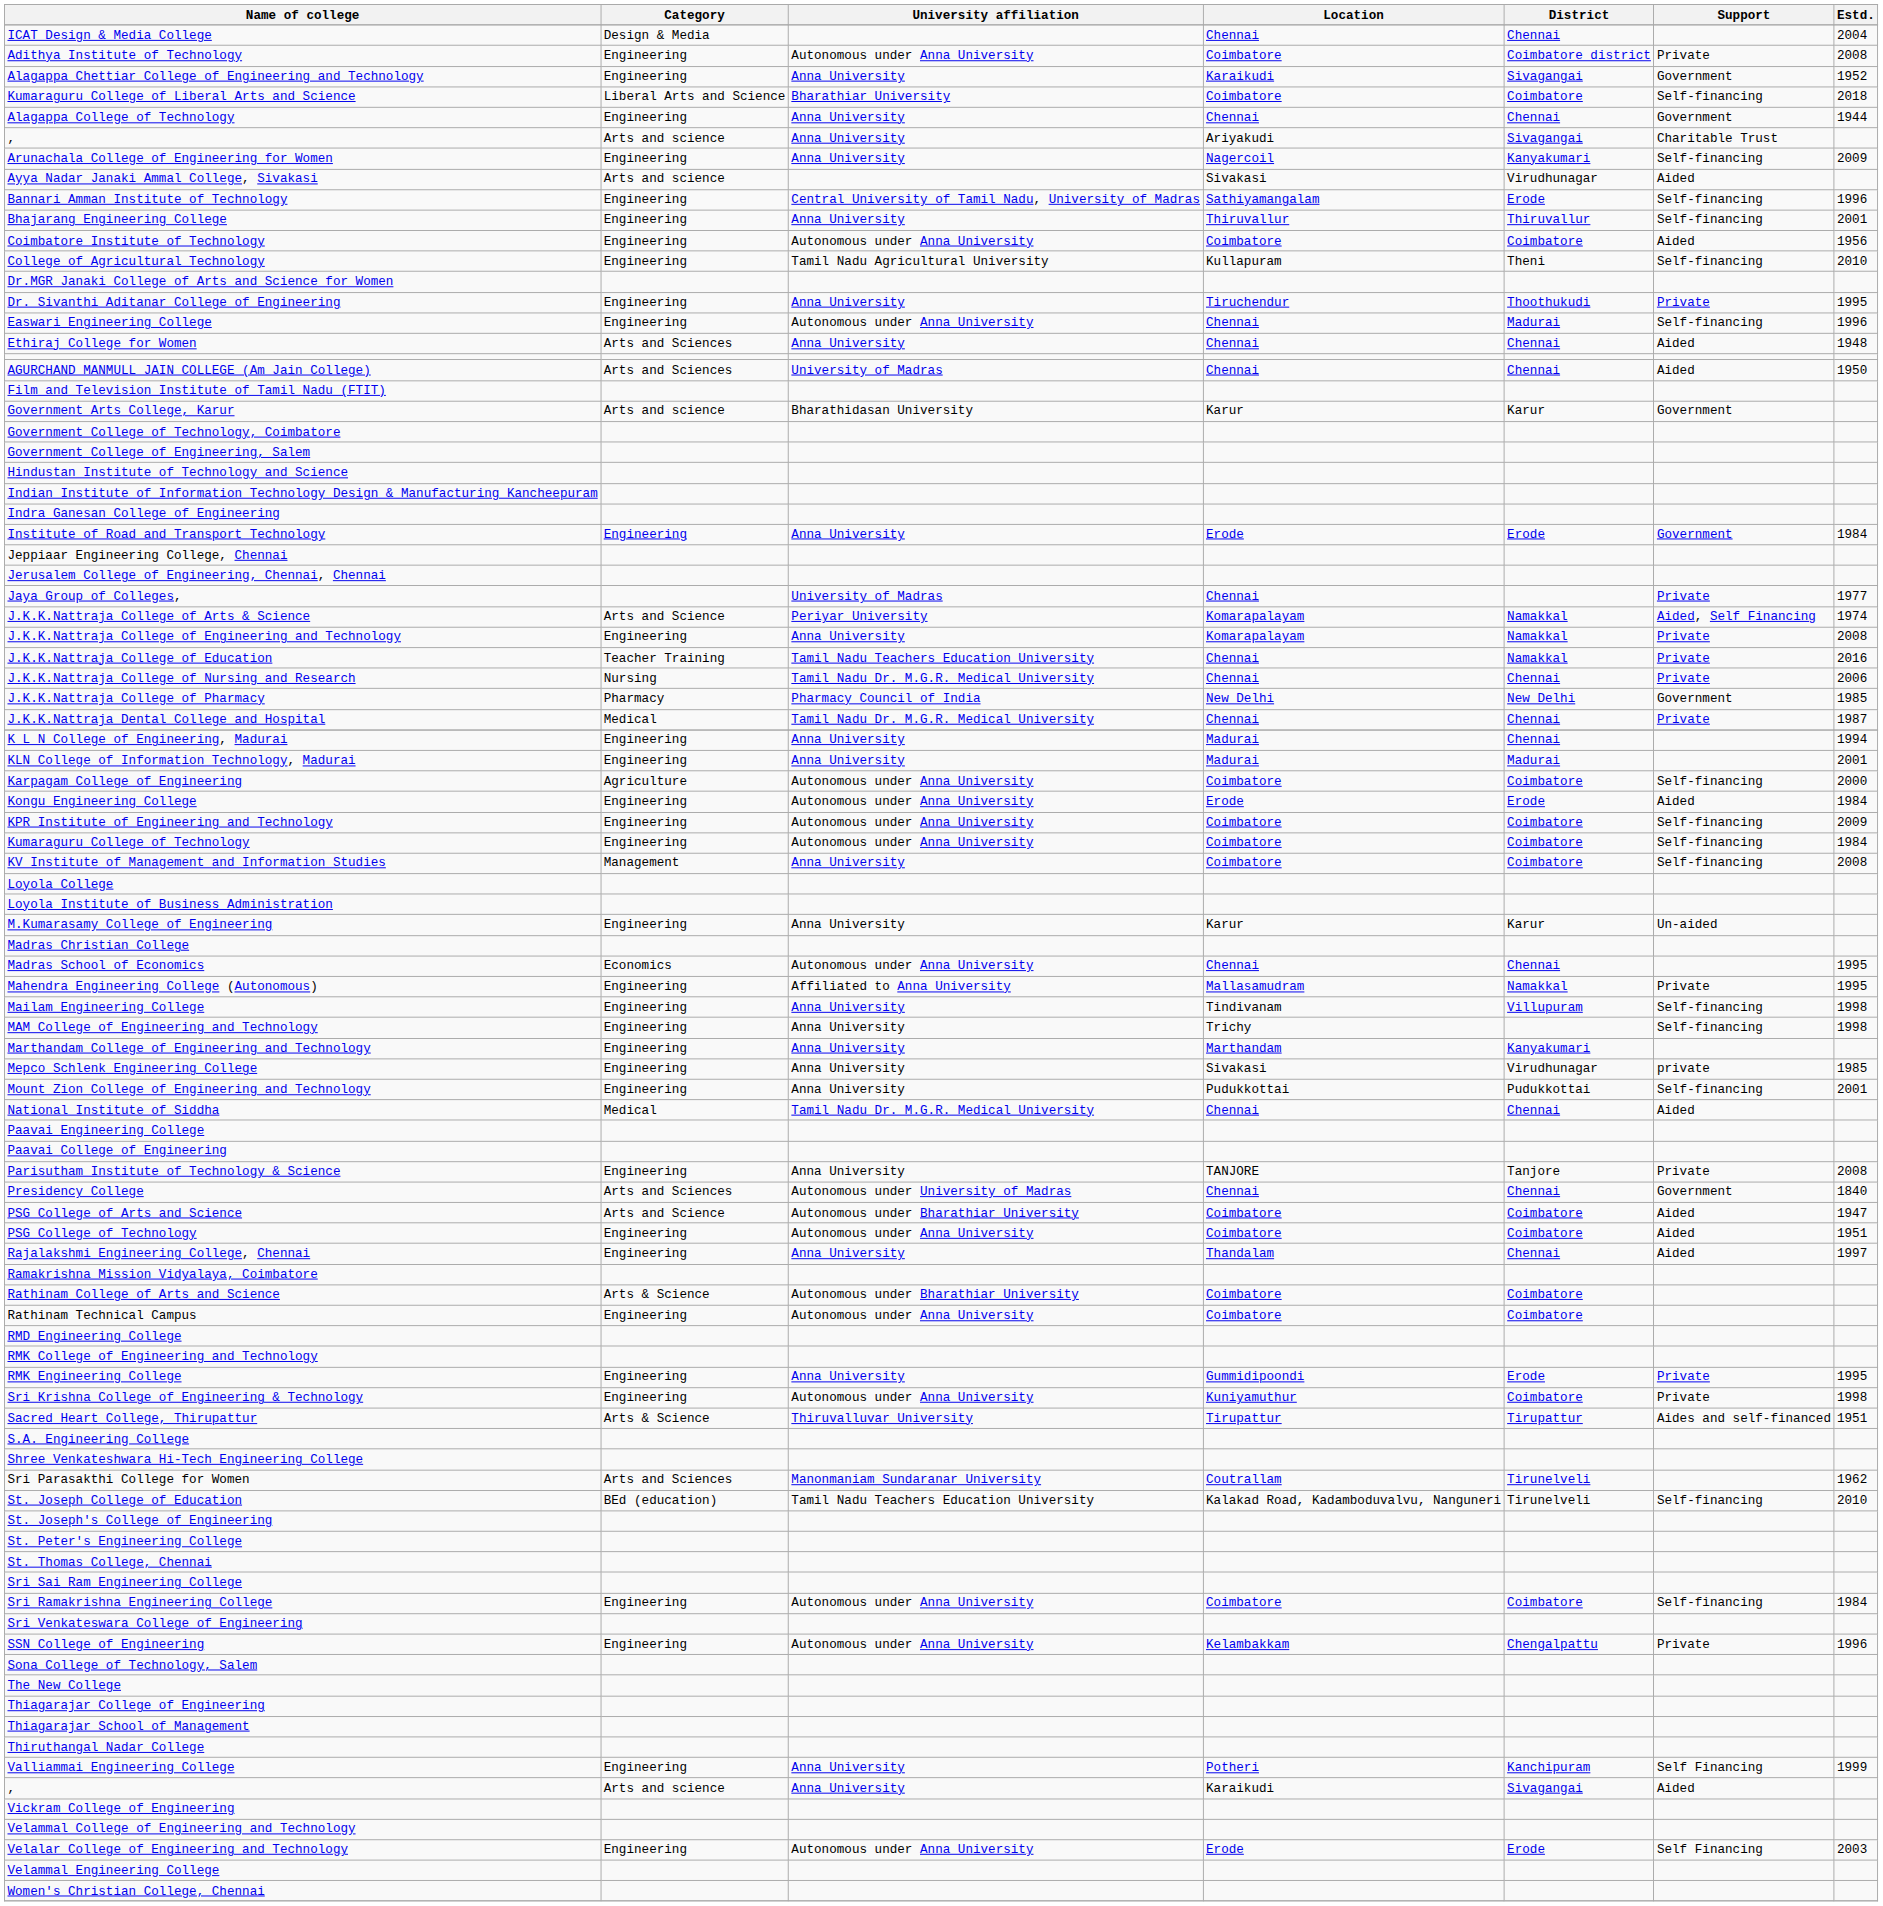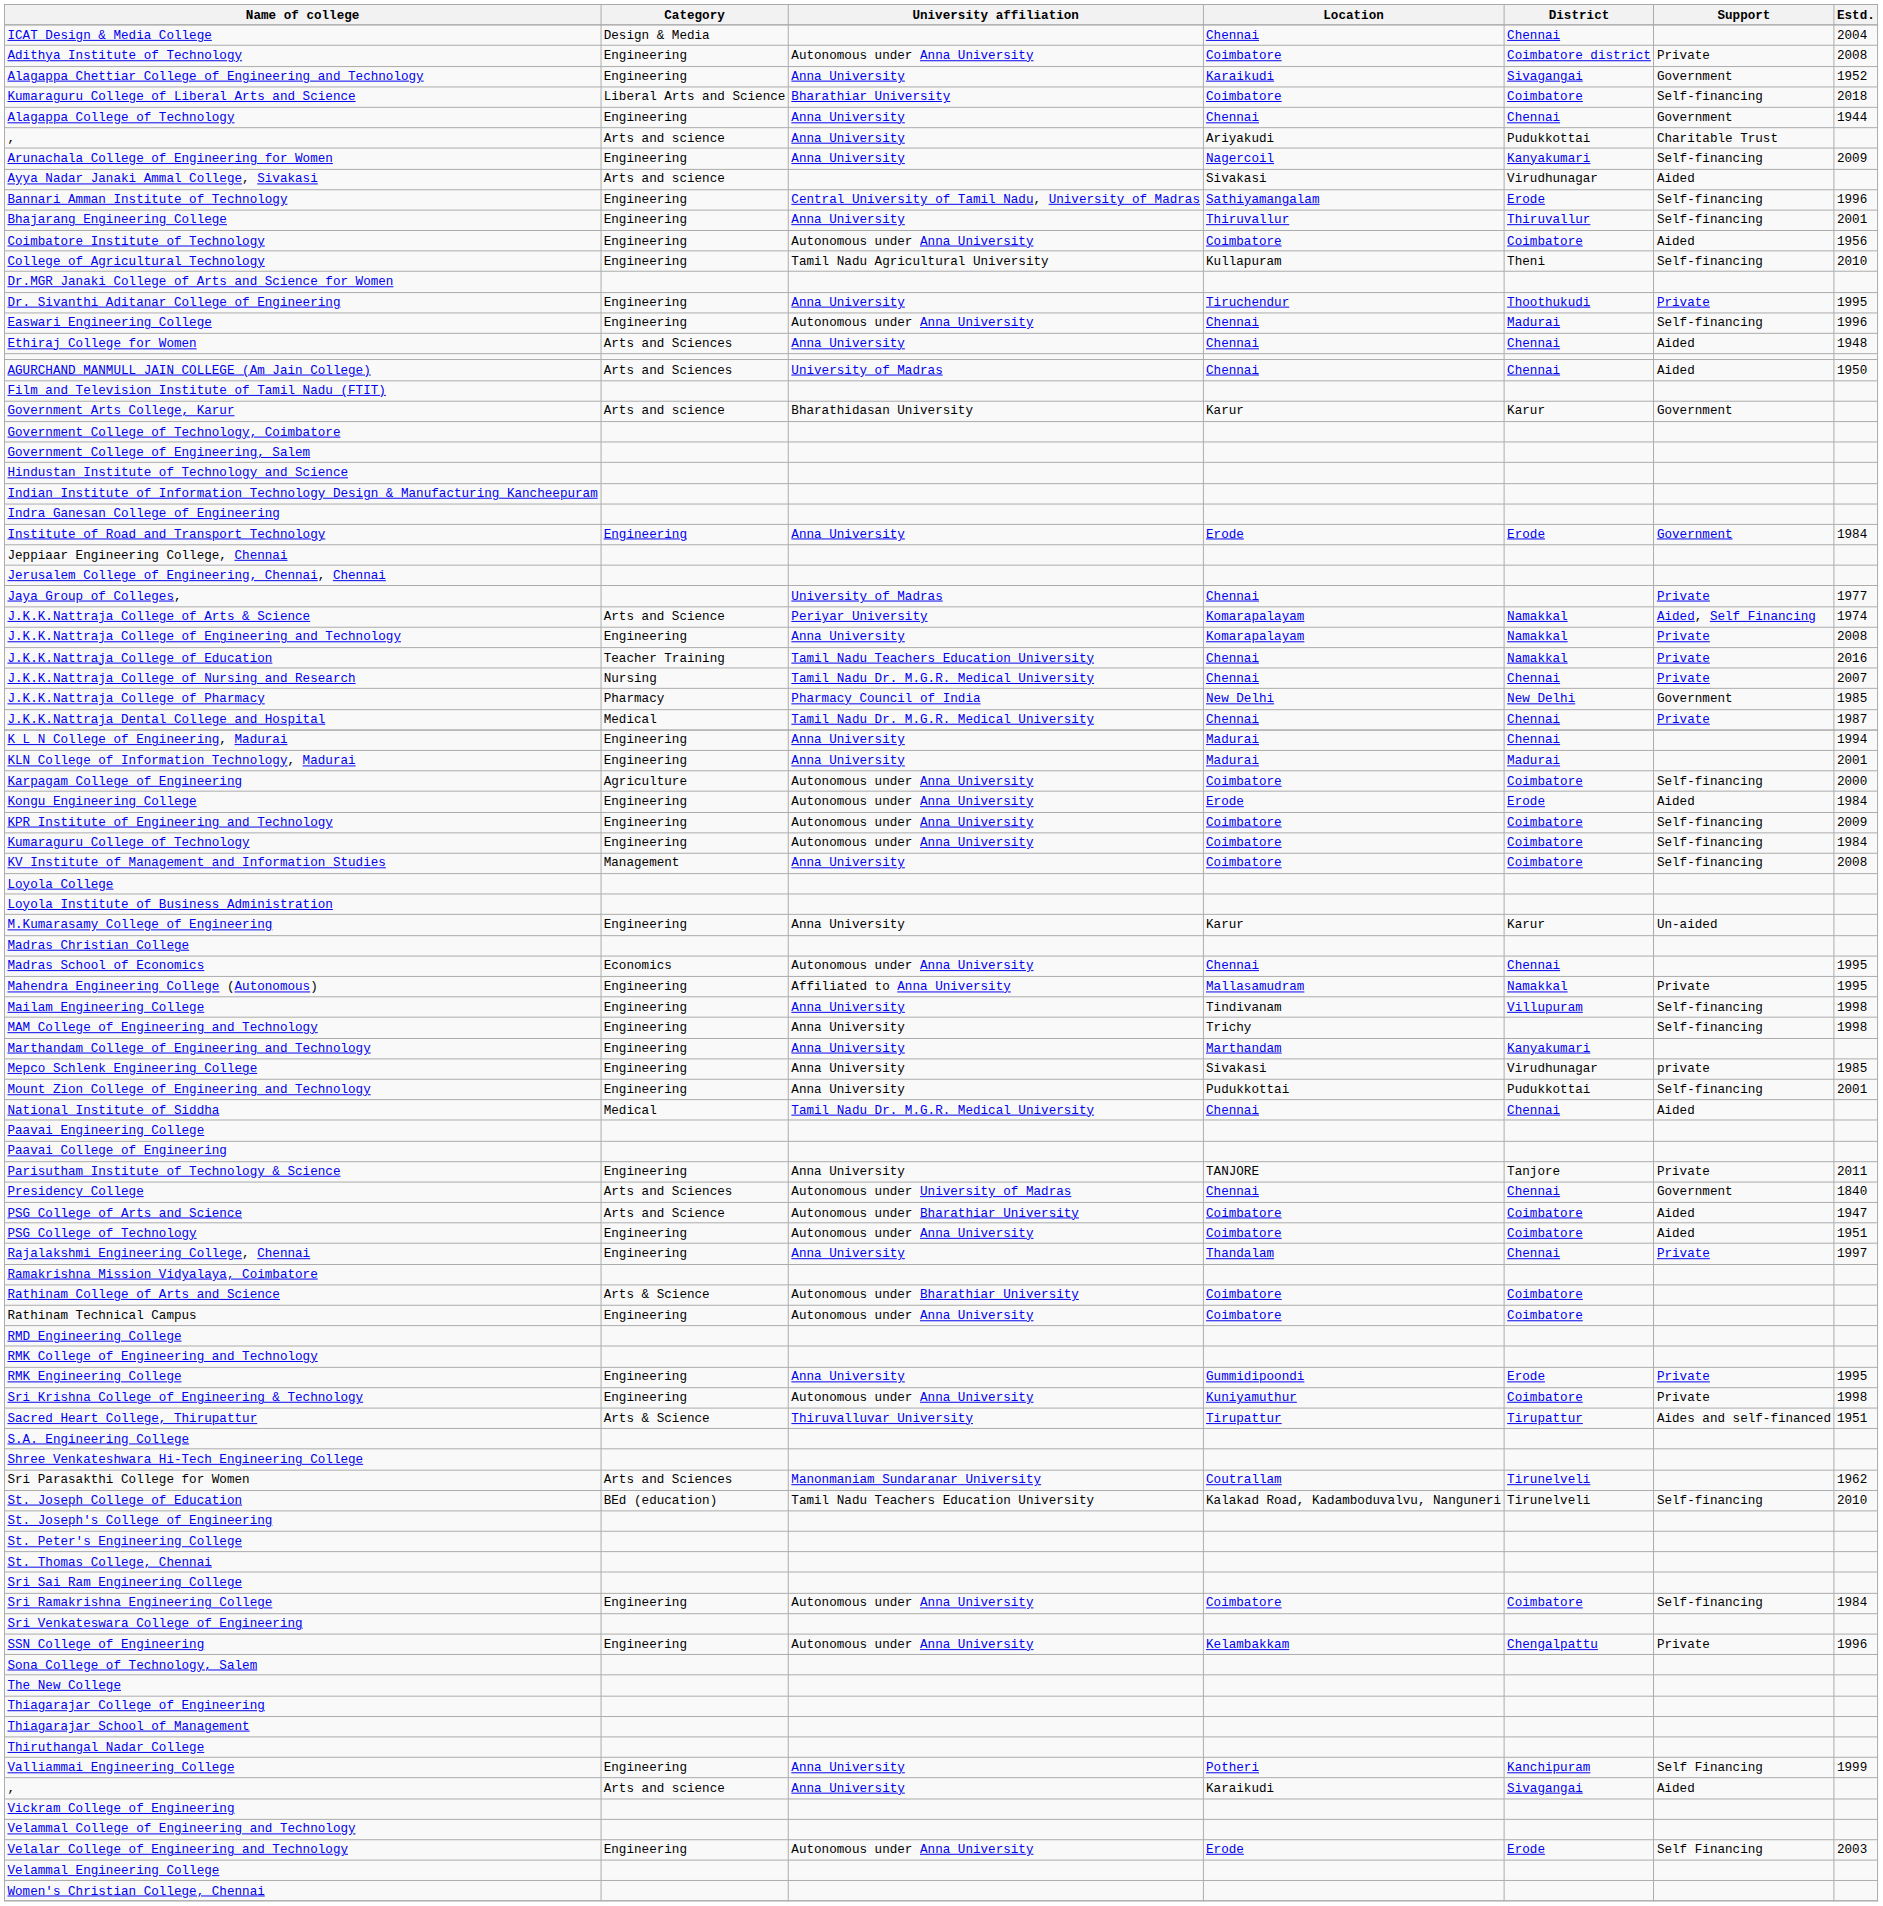(1545, 138) Sivagangai -> (1549, 138) Pudukkottai
(1852, 678) 2006 -> (1852, 678) 2007
(1852, 1172) 2008 -> (1852, 1172) 2011
(1676, 1254) Aided -> (1683, 1254) Private
